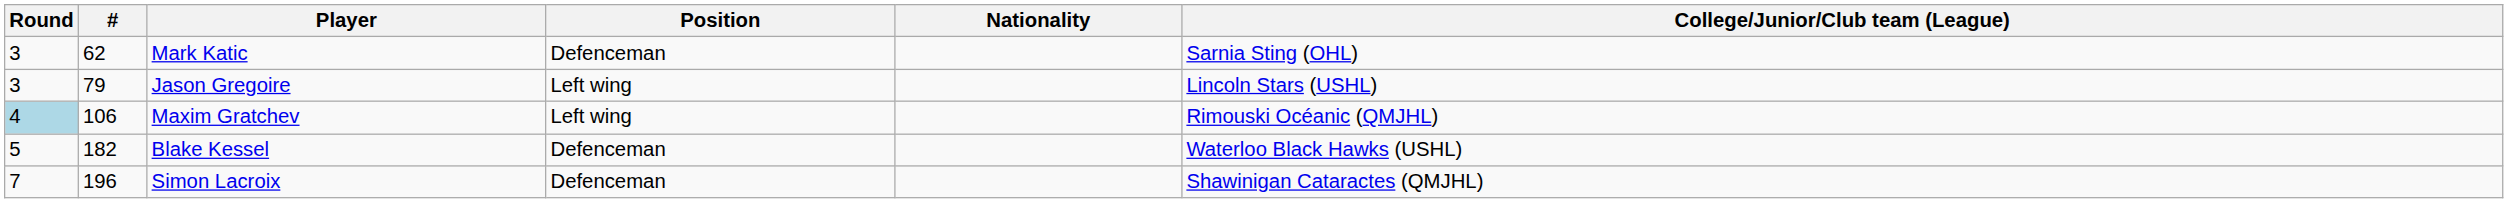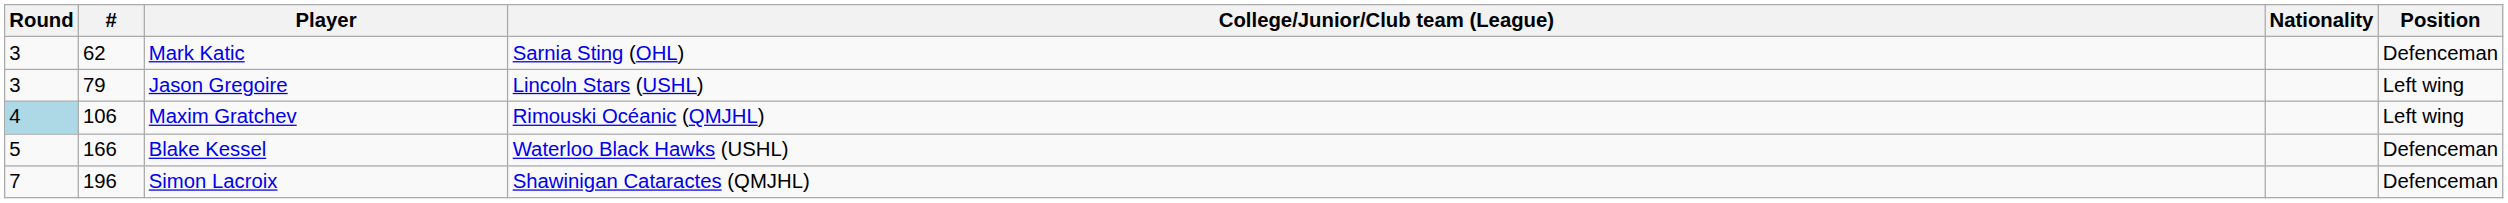columns swapped: (720, 20) <-> (1842, 20)
(100, 149) 182 -> (100, 149) 166
